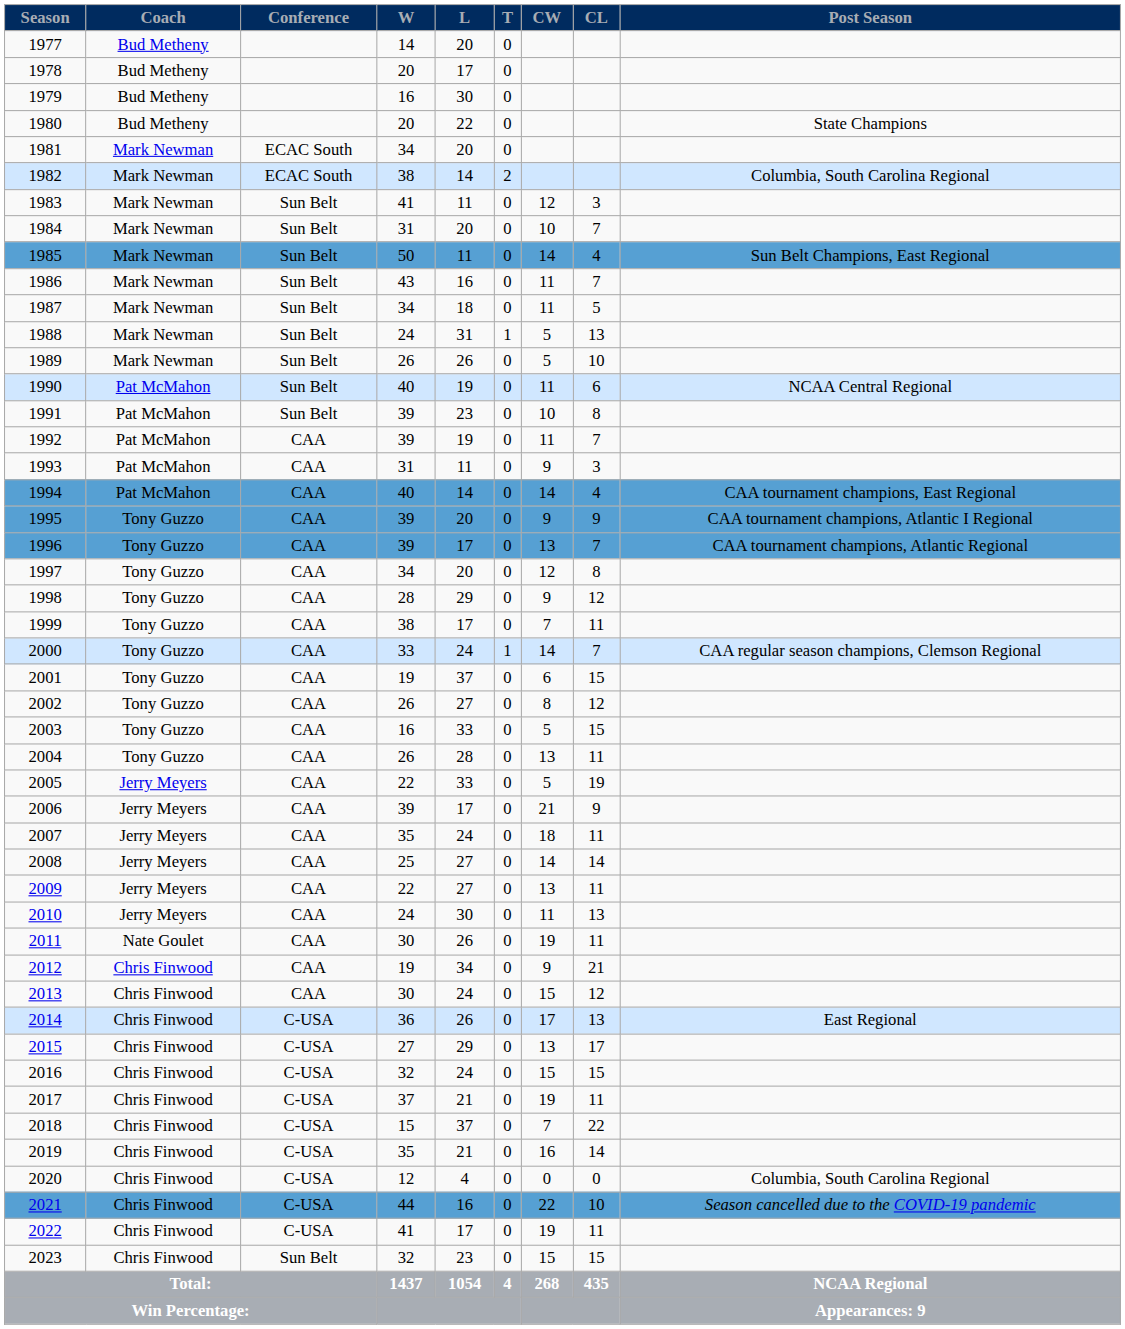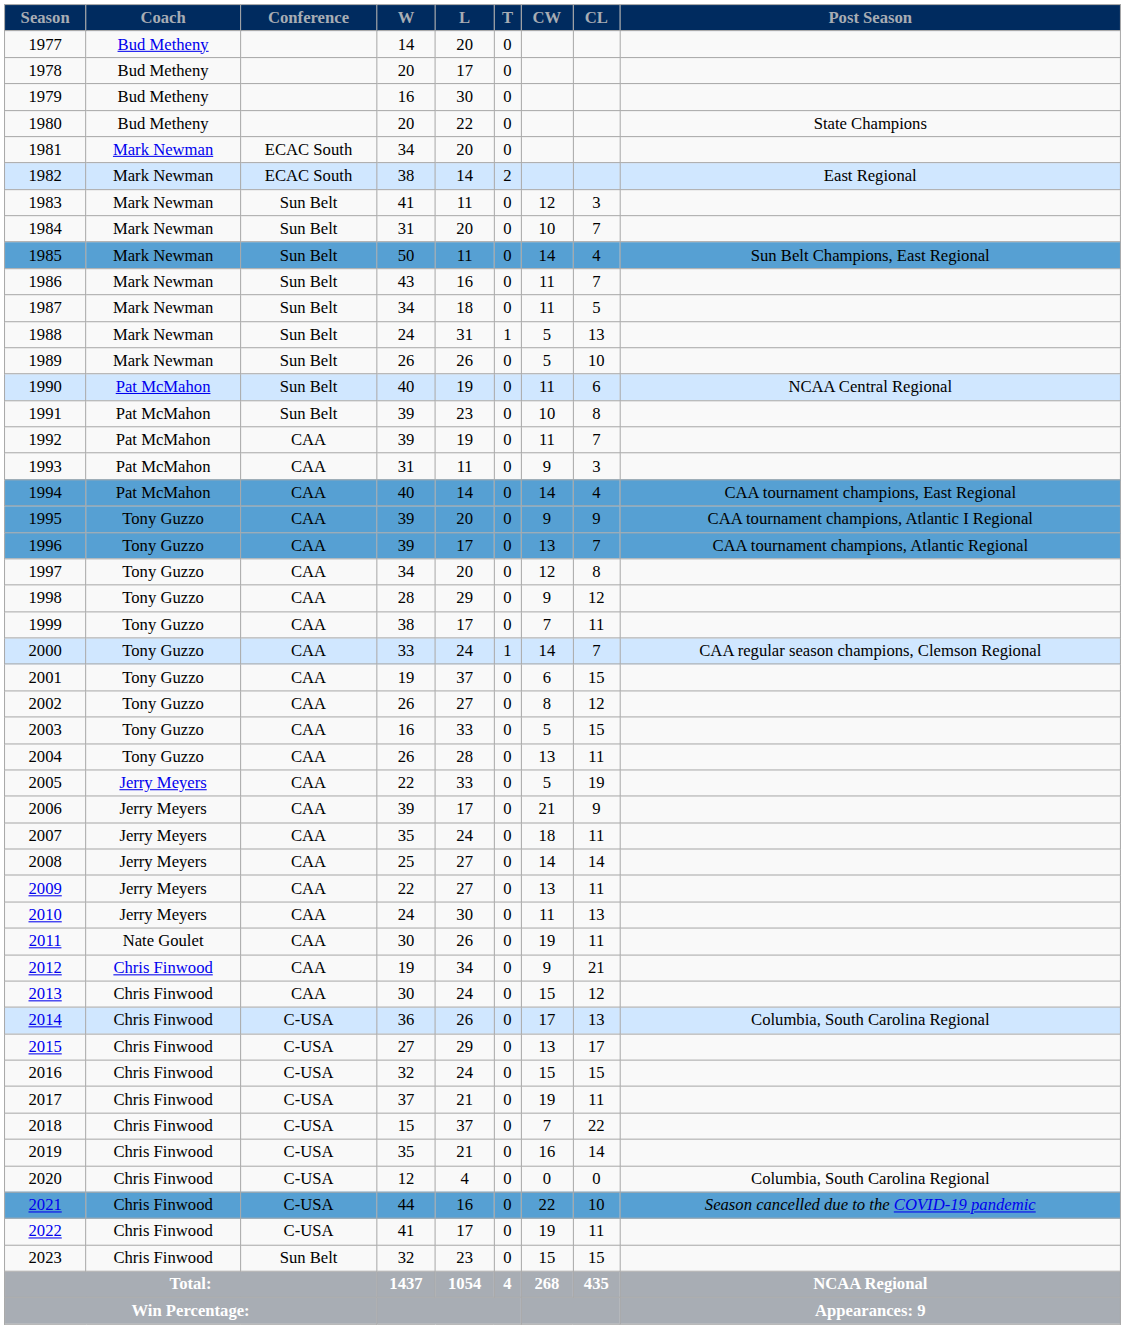(870, 176) Columbia, South Carolina Regional -> (870, 176) East Regional
(870, 1020) East Regional -> (870, 1020) Columbia, South Carolina Regional
